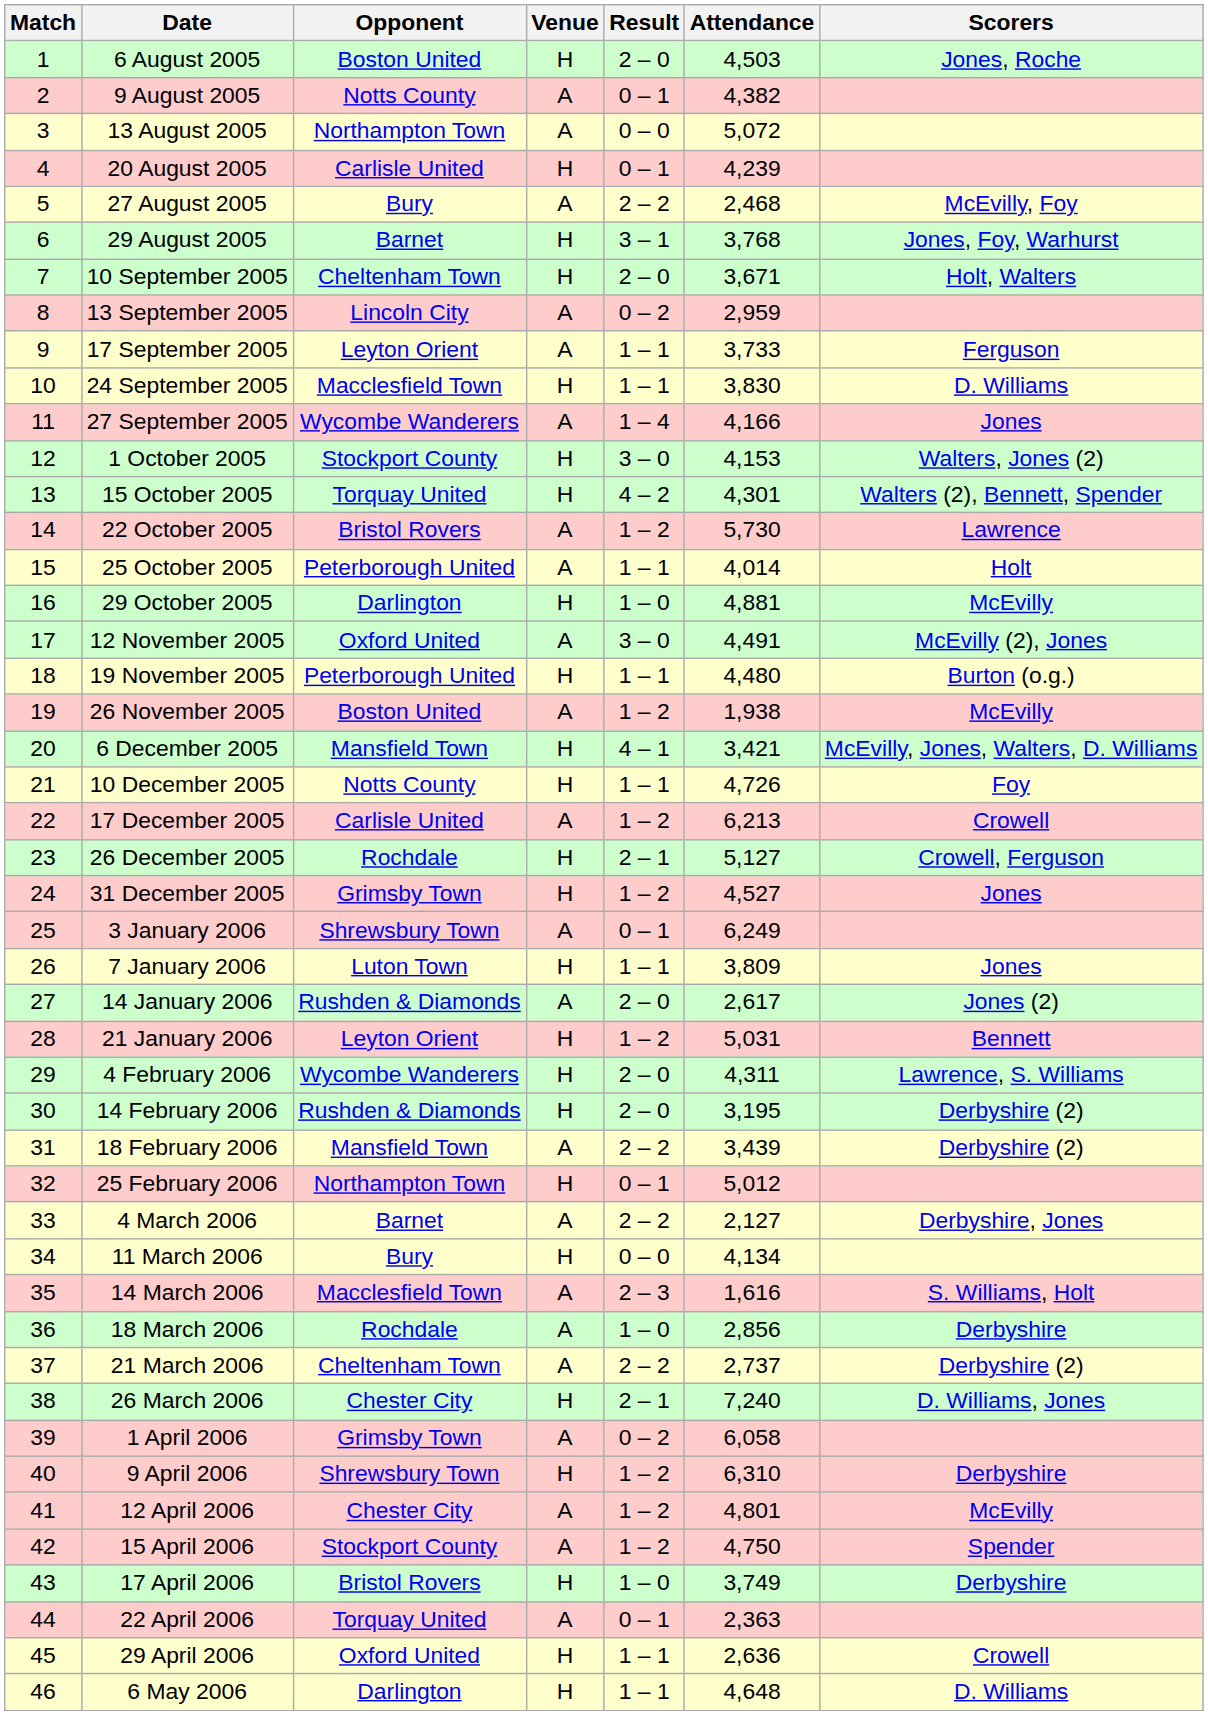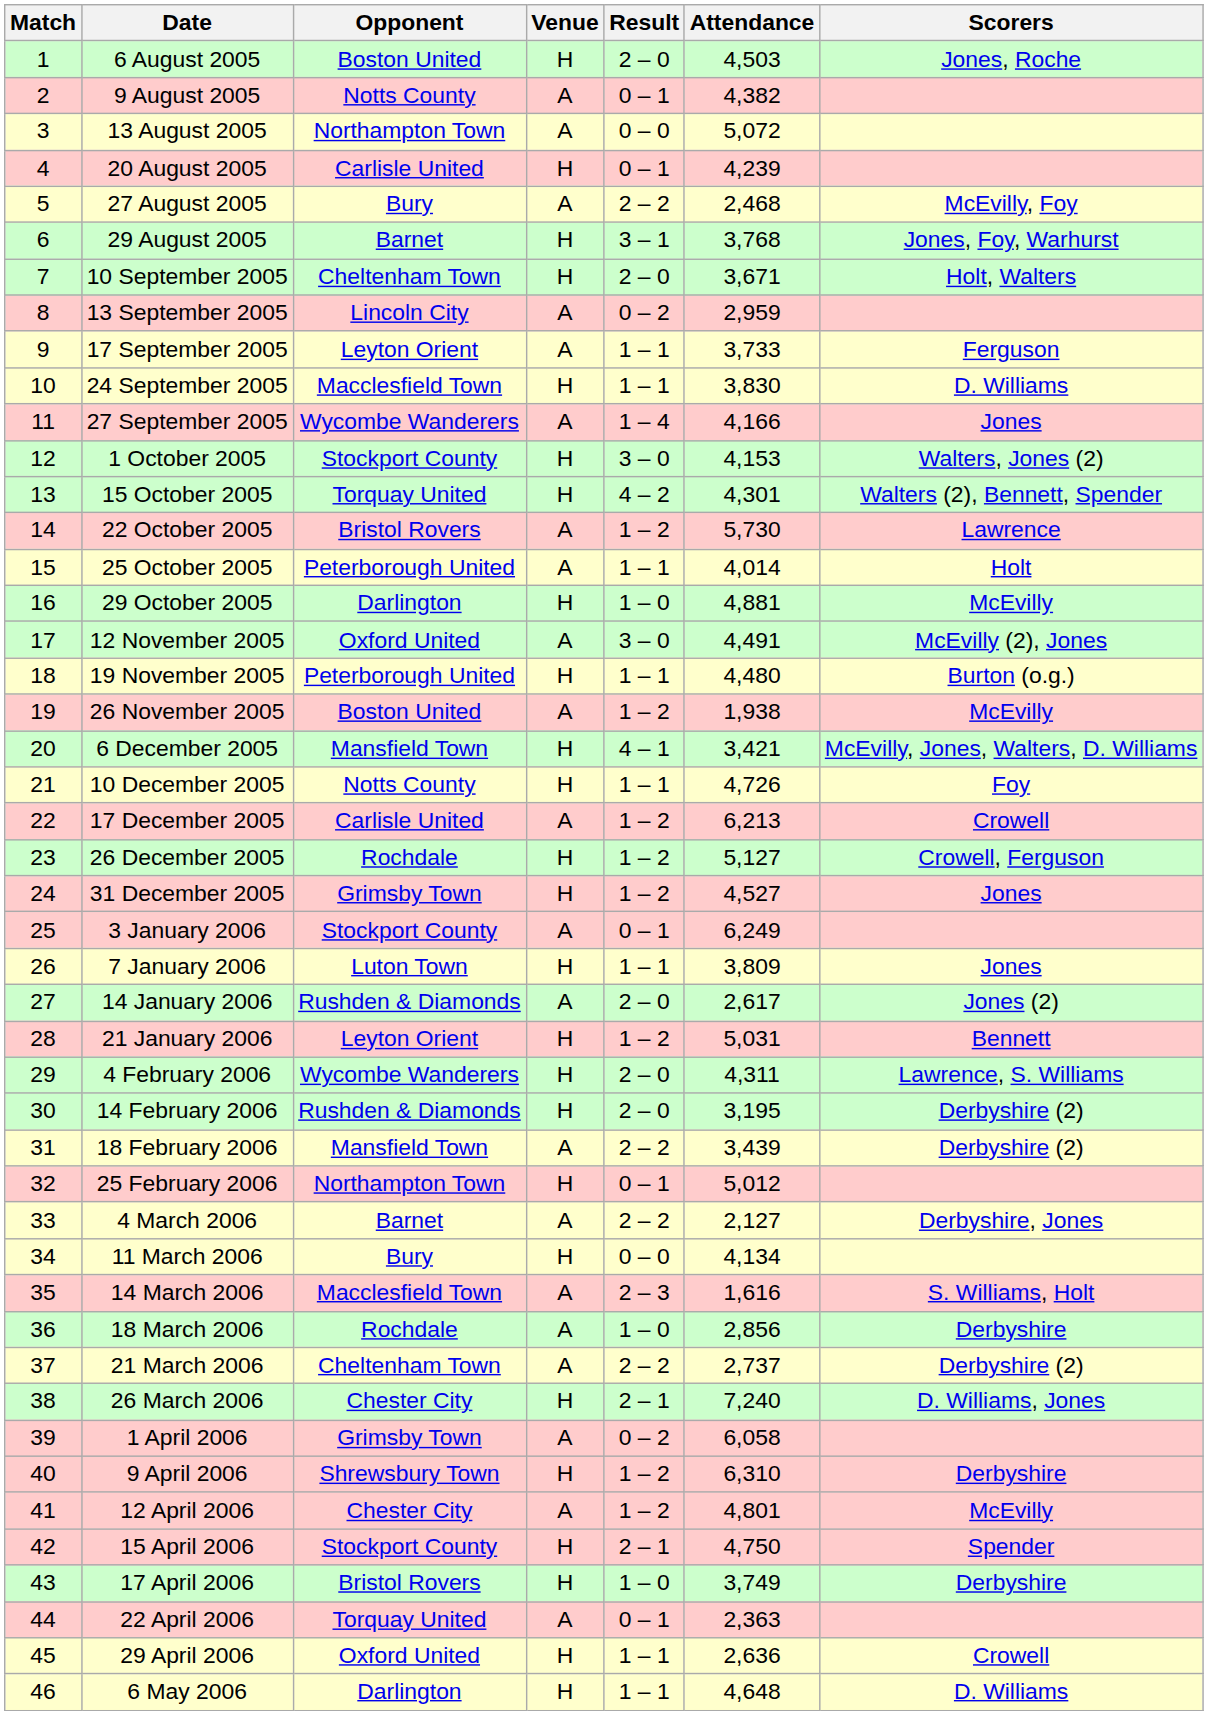(644, 857) 2 – 1 -> (644, 857) 1 – 2
(409, 929) Shrewsbury Town -> (409, 929) Stockport County
(565, 1546) A -> (565, 1546) H
(644, 1546) 1 – 2 -> (644, 1546) 2 – 1
